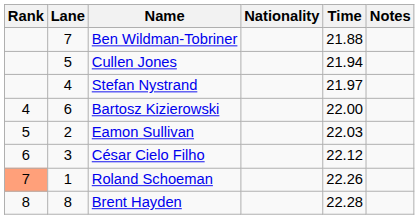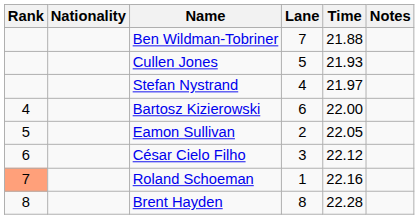columns swapped: (68, 16) <-> (282, 16)
(345, 62) 21.94 -> (345, 62) 21.93
(345, 132) 22.03 -> (345, 132) 22.05
(345, 179) 22.26 -> (345, 179) 22.16
